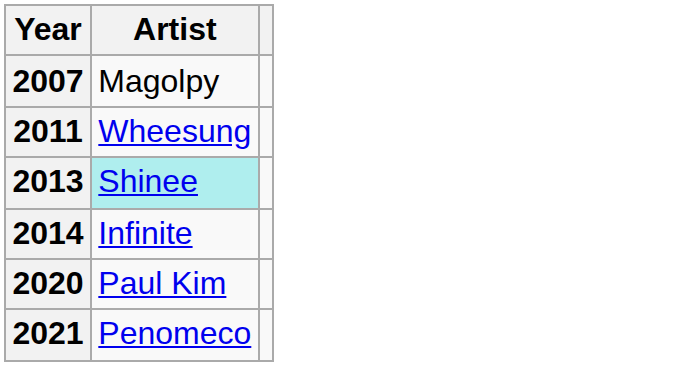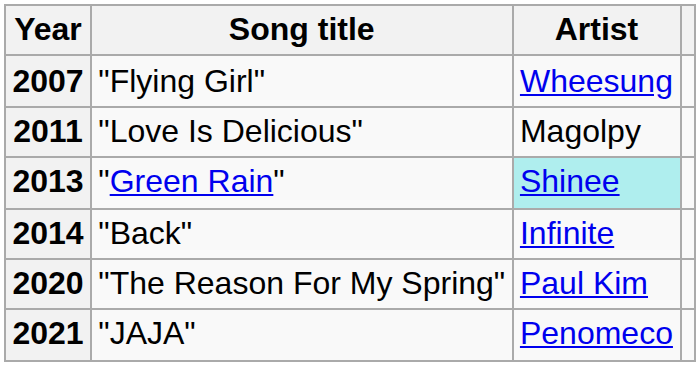+ column: (302, 29)
(159, 80) Magolpy -> (596, 80) Wheesung
(175, 131) Wheesung -> (580, 131) Magolpy
